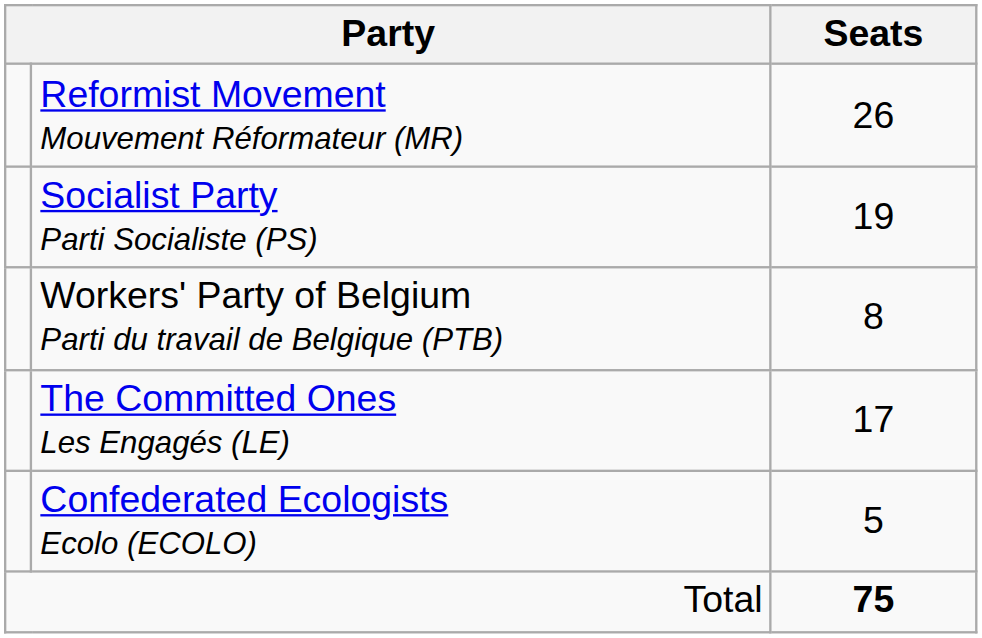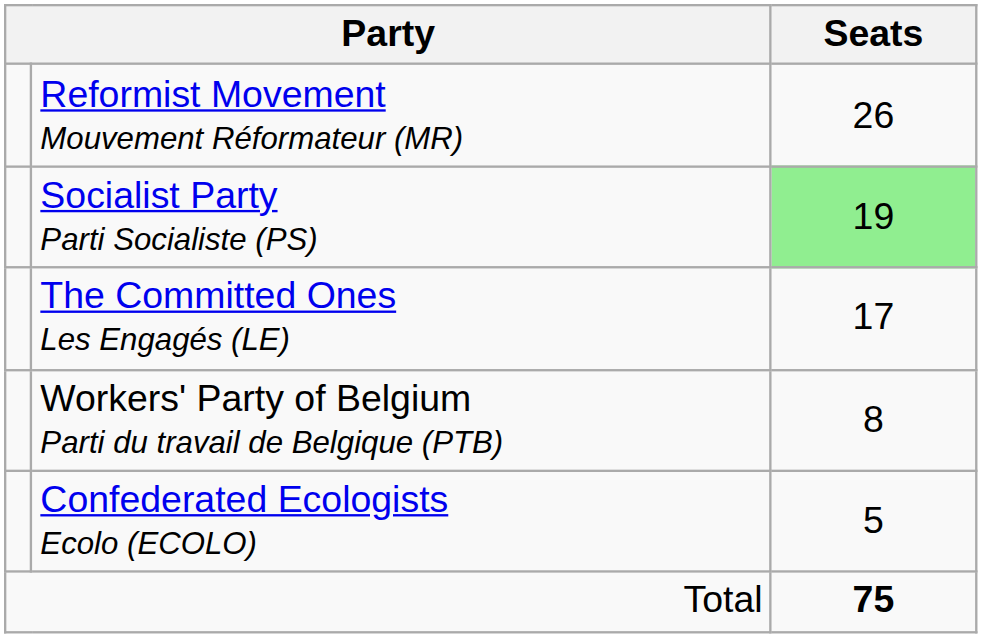(873, 216) no background -> (873, 216) lightgreen background
rows swapped: (218, 419) <-> (272, 317)
